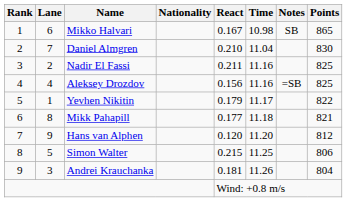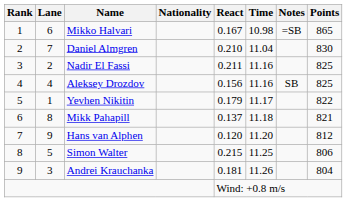(292, 30) SB -> (292, 30) =SB
(292, 83) =SB -> (292, 83) SB
(230, 118) 0.177 -> (230, 118) 0.137
